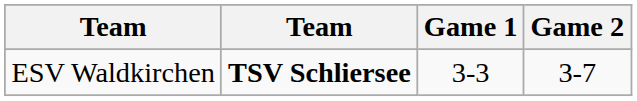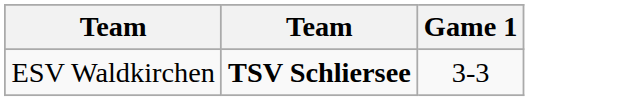- column: (577, 26)
